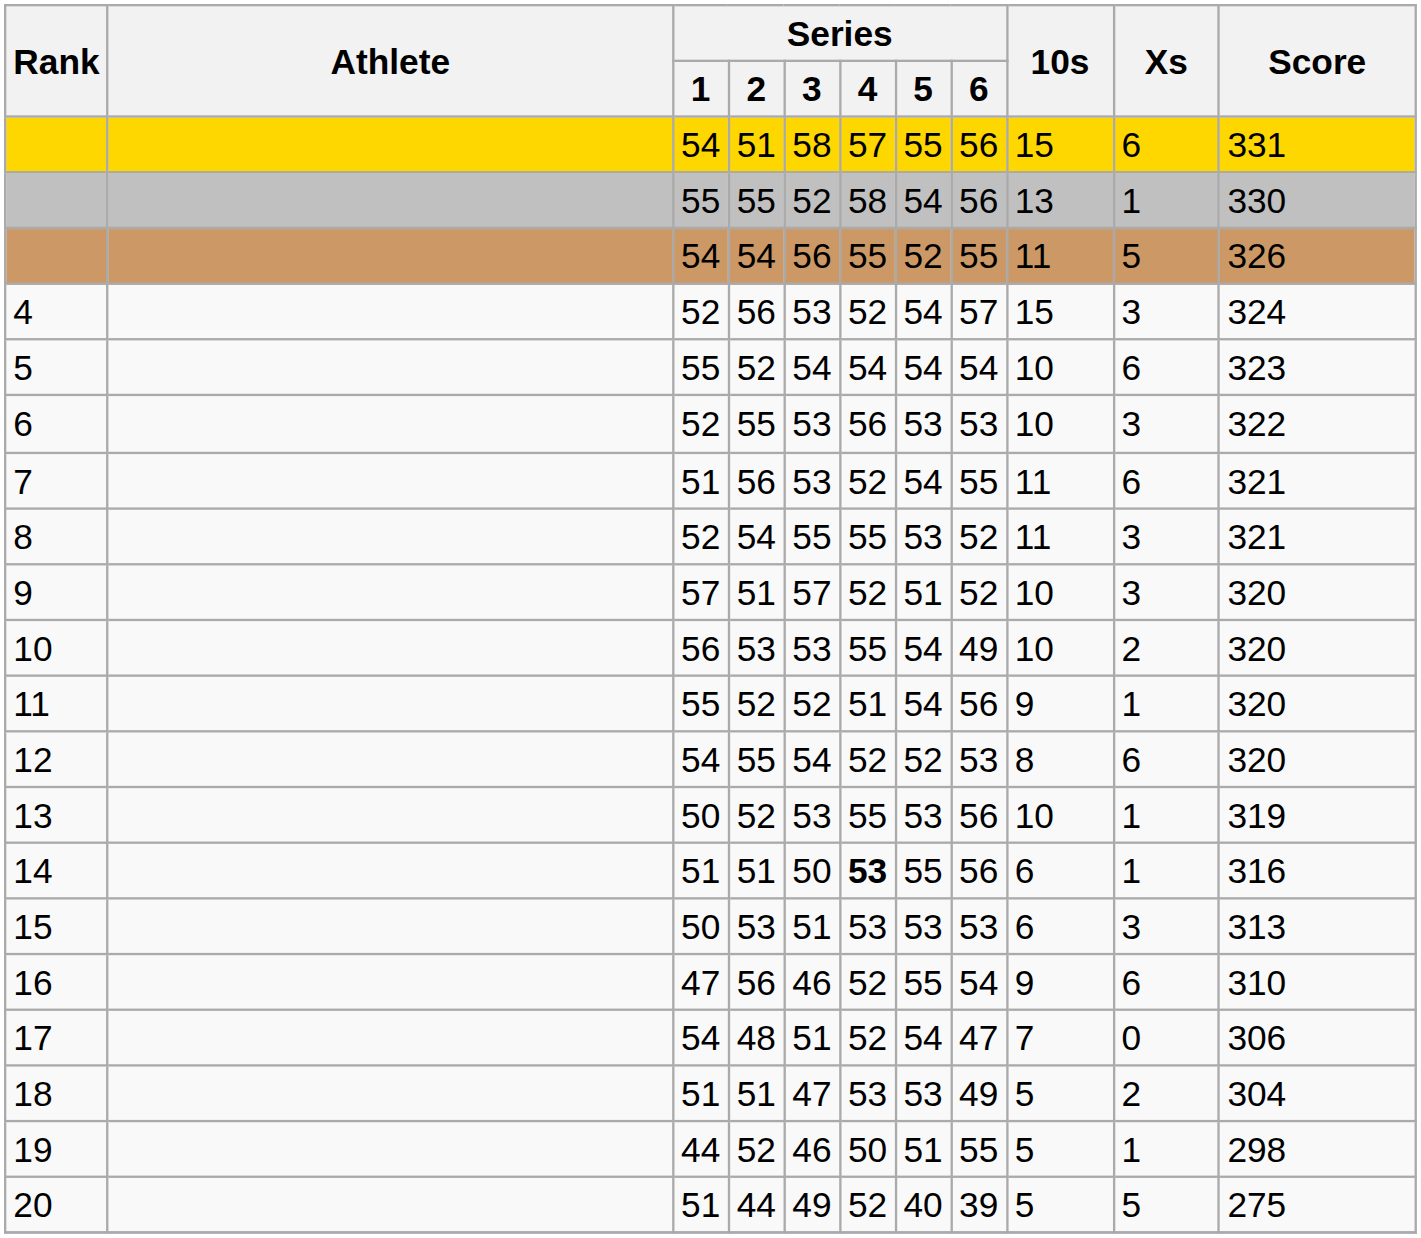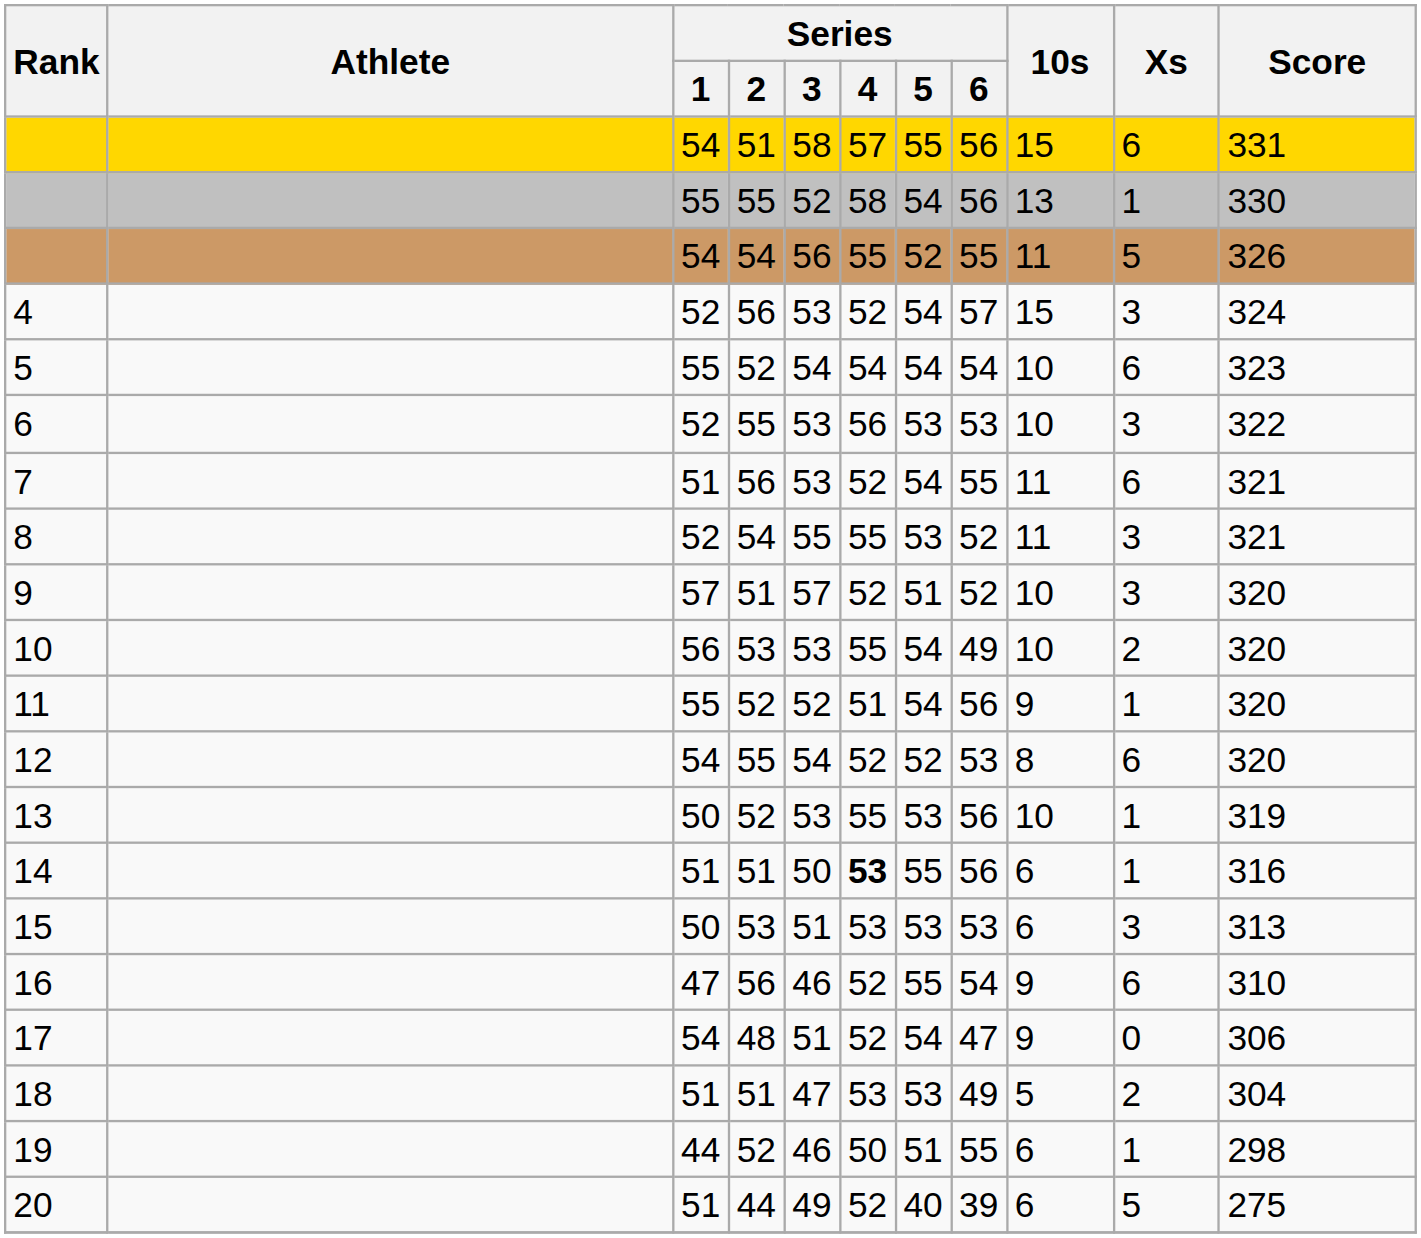(1025, 1038) 7 -> (1025, 1038) 9
(1025, 1150) 5 -> (1025, 1150) 6
(1025, 1206) 5 -> (1025, 1206) 6
